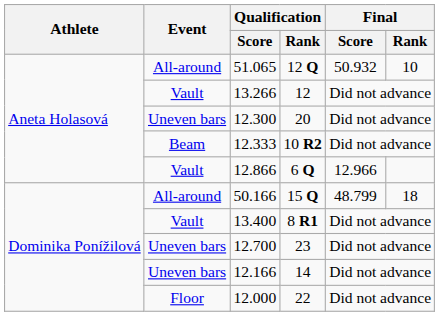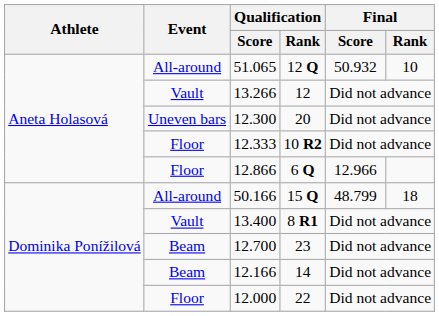(187, 144) Beam -> (187, 144) Floor
(187, 170) Vault -> (187, 170) Floor
(187, 247) Uneven bars -> (187, 247) Beam
(187, 272) Uneven bars -> (187, 272) Beam
